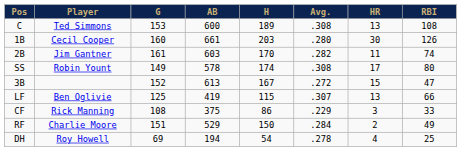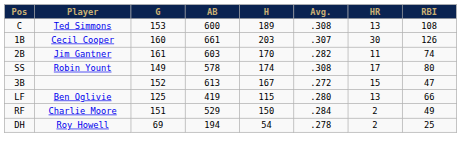(321, 40) .280 -> (321, 40) .307
(321, 97) .307 -> (321, 97) .280
- row: (19, 111)
(375, 139) 4 -> (375, 125) 2
